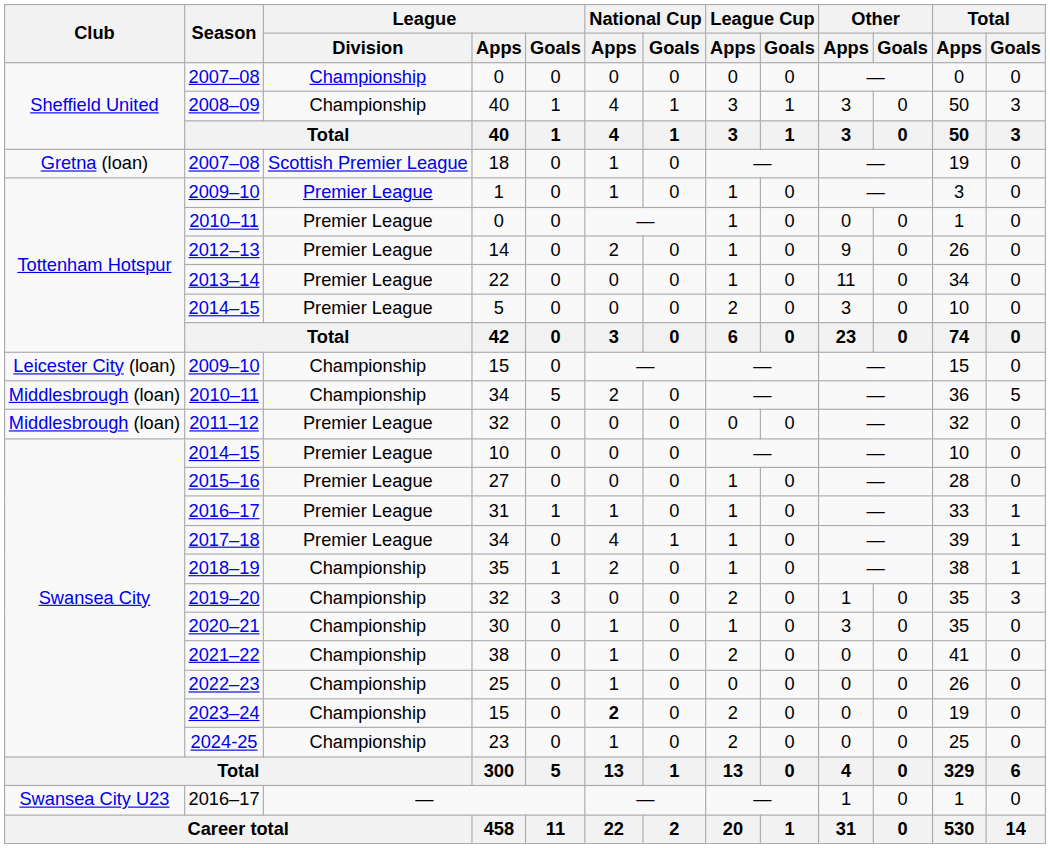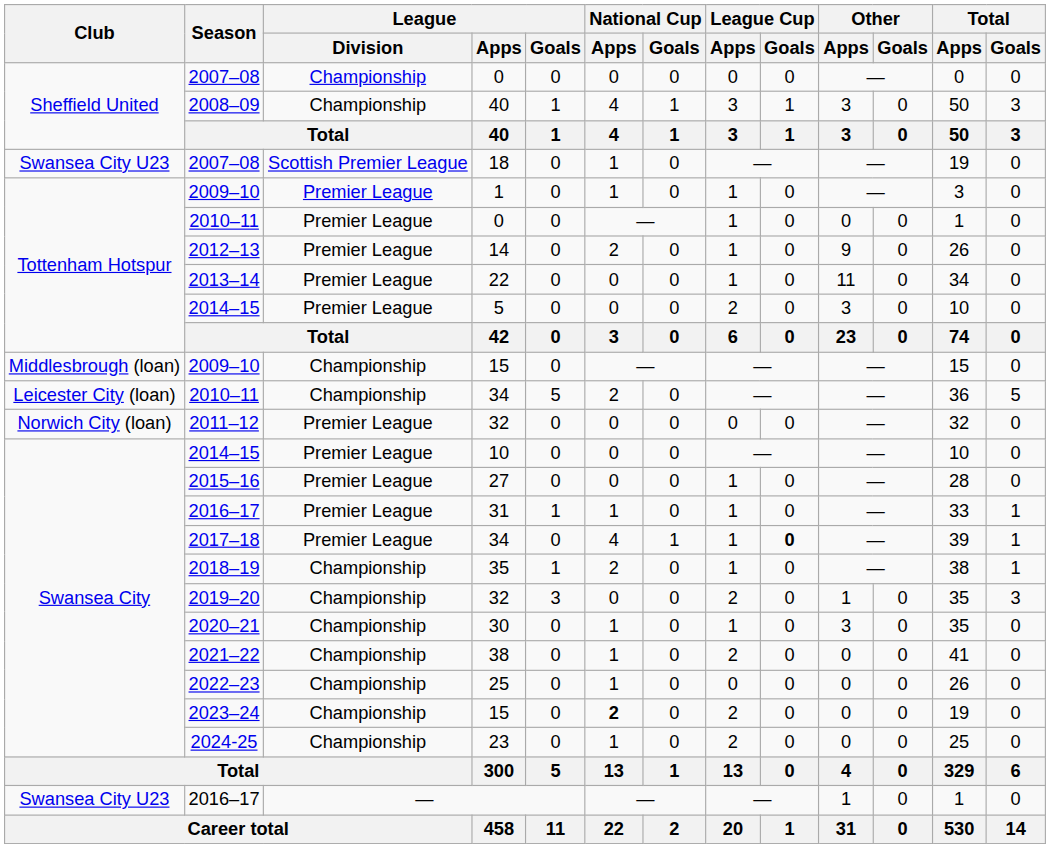(94, 163) Gretna (loan) -> (94, 163) Swansea City U23
(94, 366) Leicester City (loan) -> (94, 366) Middlesbrough (loan)
(94, 395) Middlesbrough (loan) -> (94, 395) Leicester City (loan)
(94, 423) Middlesbrough (loan) -> (94, 423) Norwich City (loan)
(789, 539) normal -> (789, 539) bold
